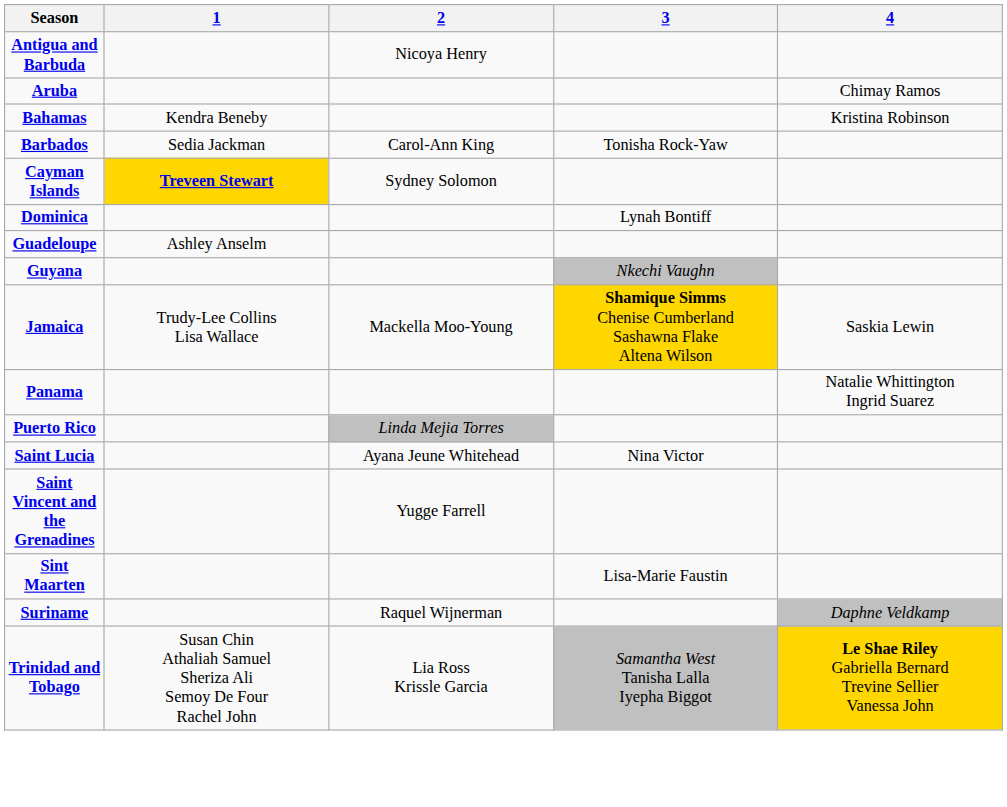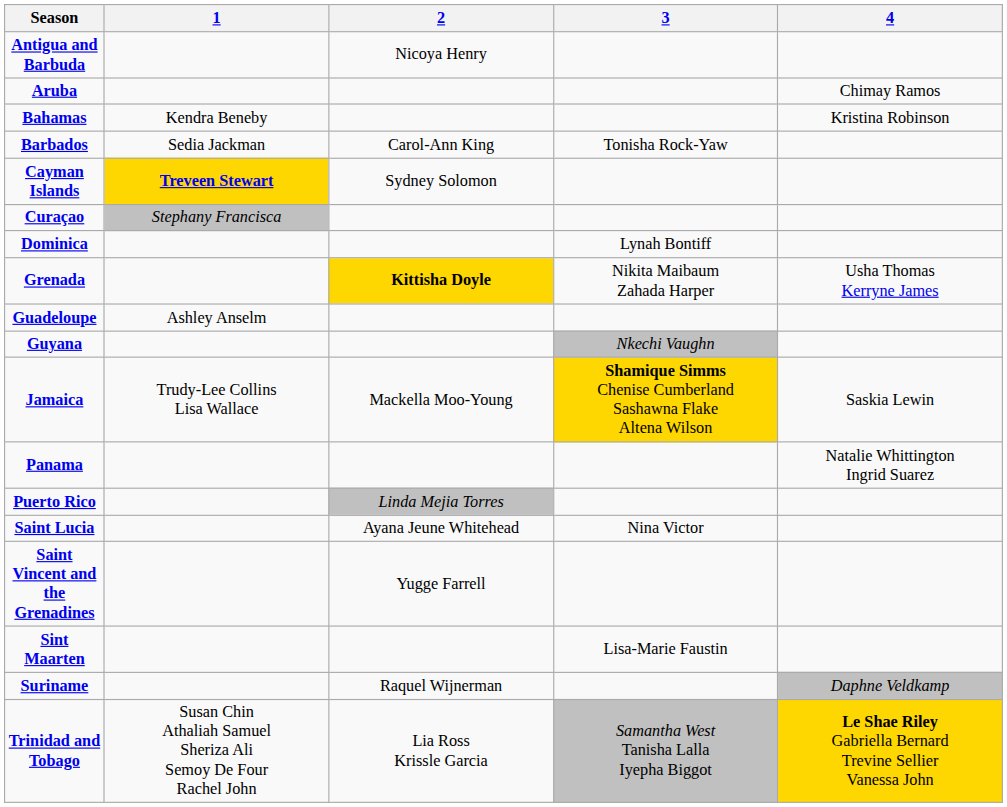+ row: (54, 217)
+ row: (54, 281)
